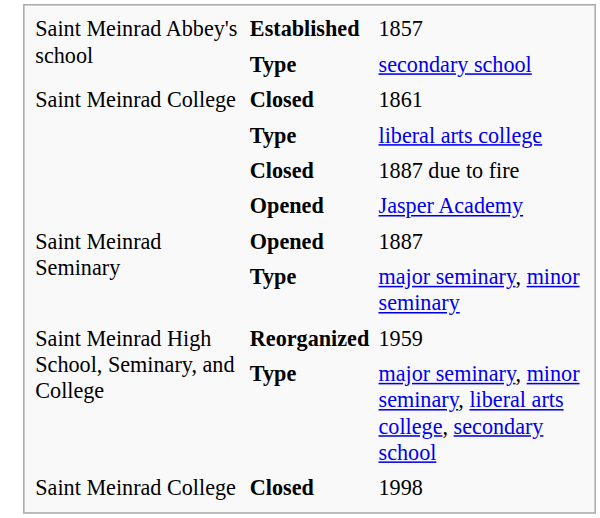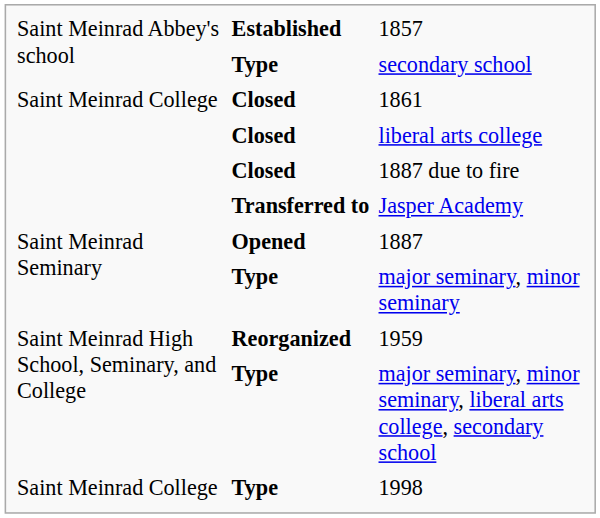(273, 135) Type -> (264, 135) Closed
(287, 206) Opened -> (300, 206) Transferred to
(282, 487) Closed -> (255, 487) Type
